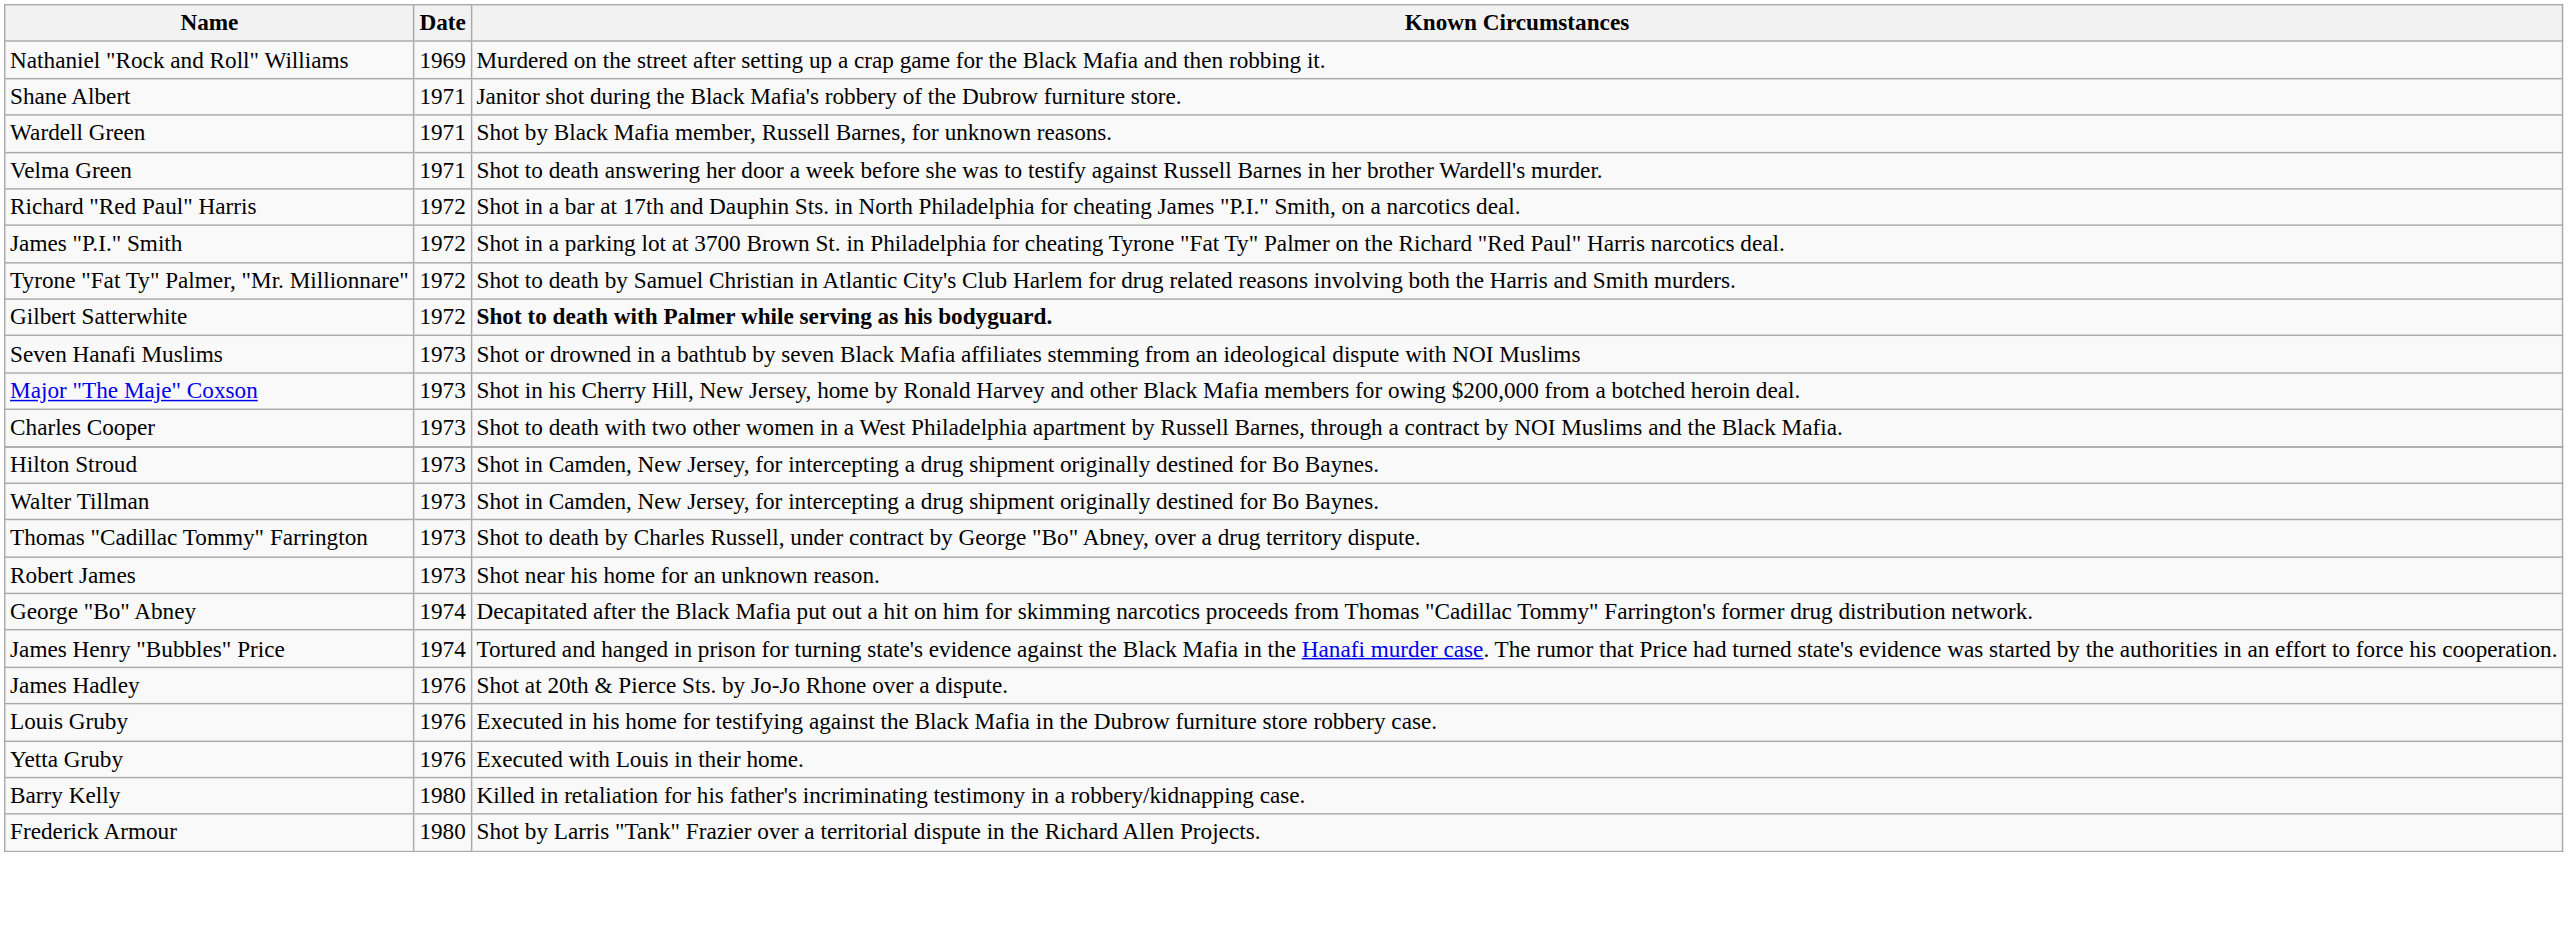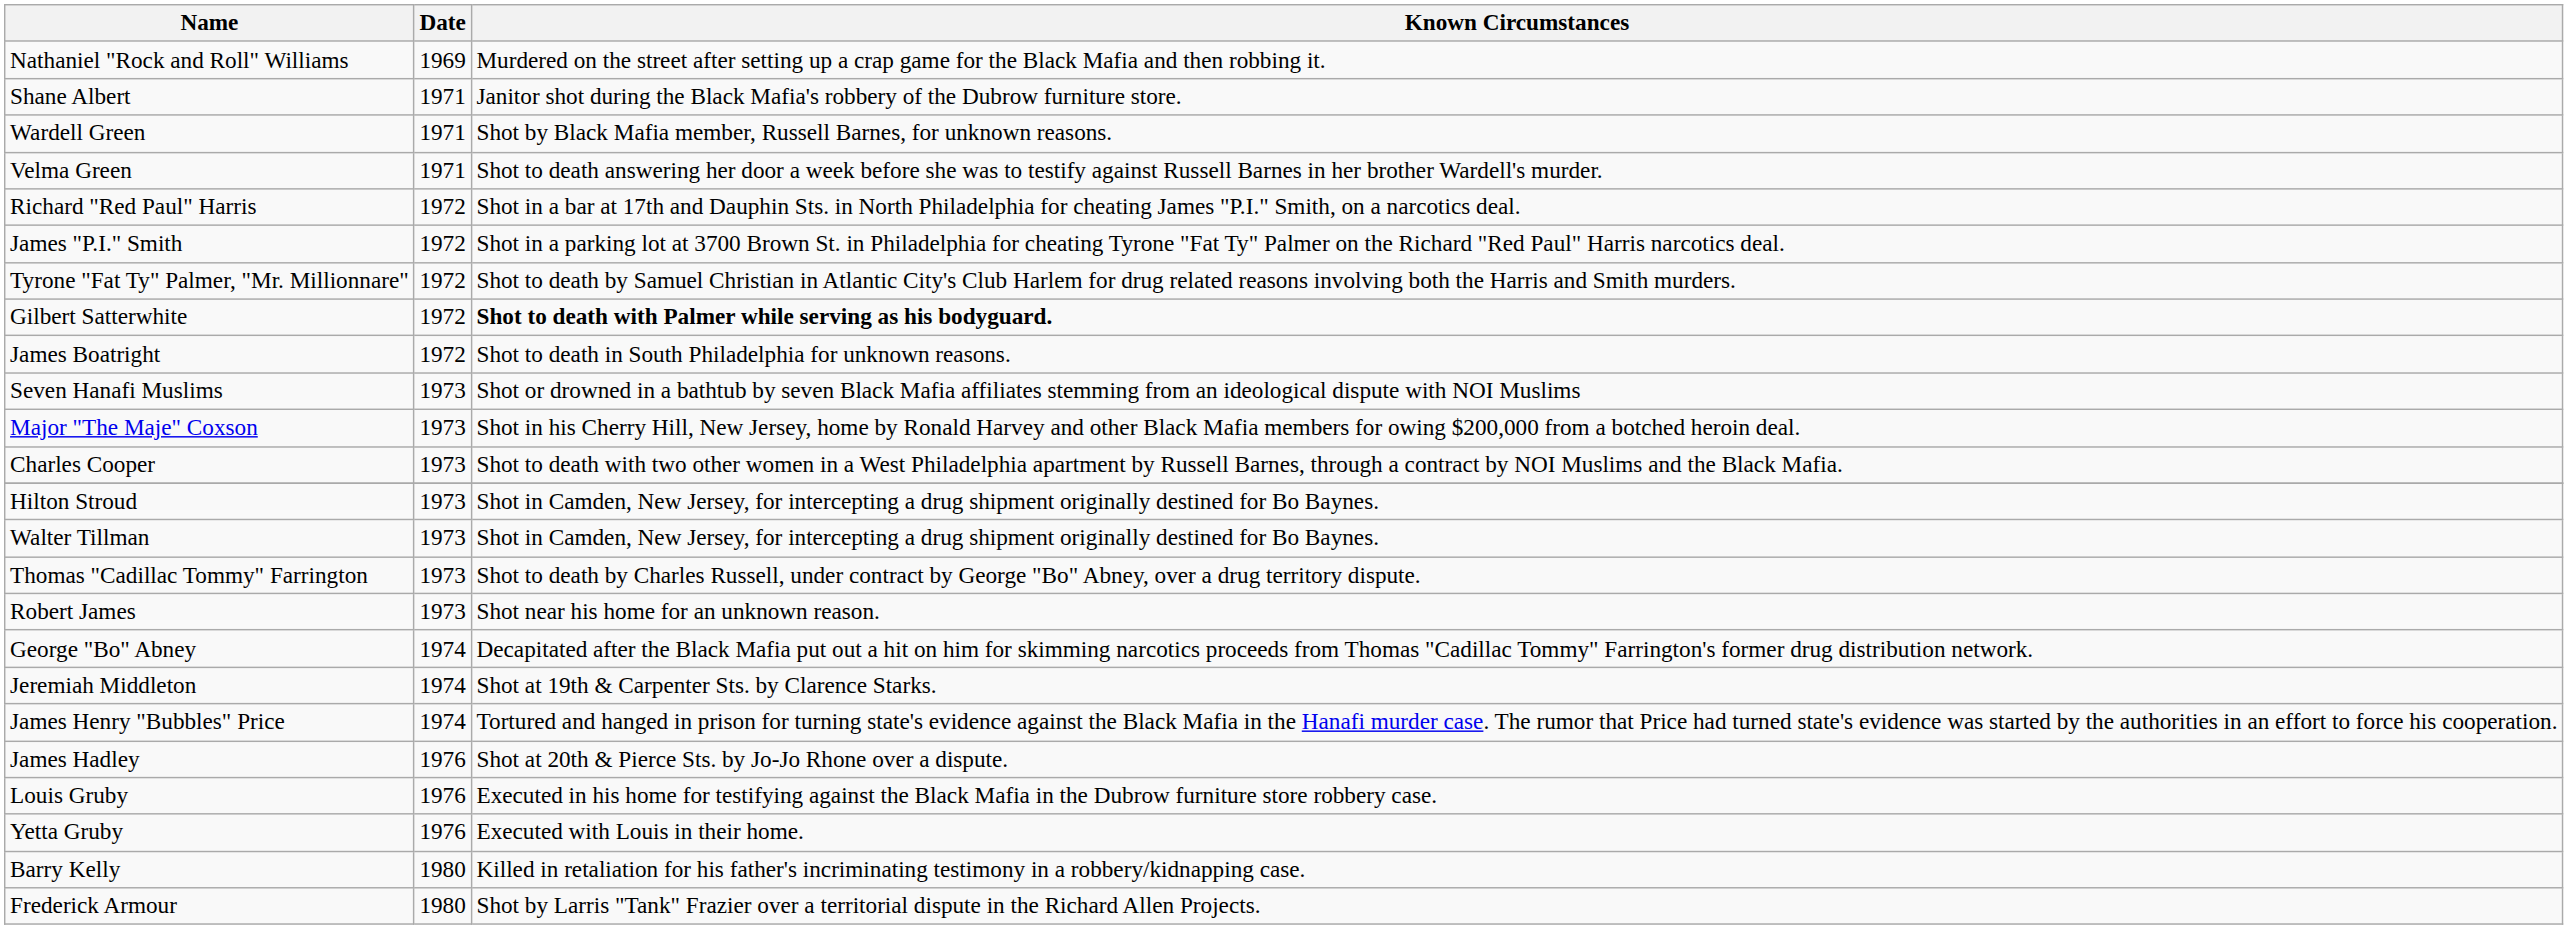+ row: (85, 354)
+ row: (103, 685)
